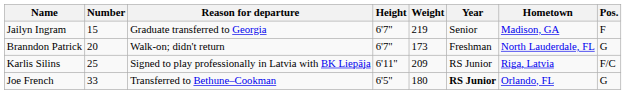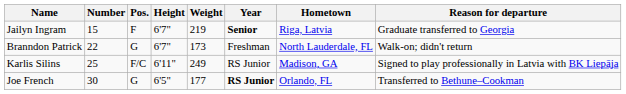columns swapped: (609, 13) <-> (250, 13)
(463, 30) normal -> (242, 30) bold
(530, 30) Madison, GA -> (306, 30) Riga, Latvia
(92, 47) 20 -> (92, 47) 22
(420, 64) 209 -> (198, 64) 249
(527, 64) Riga, Latvia -> (308, 64) Madison, GA
(92, 81) 33 -> (92, 81) 30
(420, 81) 180 -> (198, 81) 177
